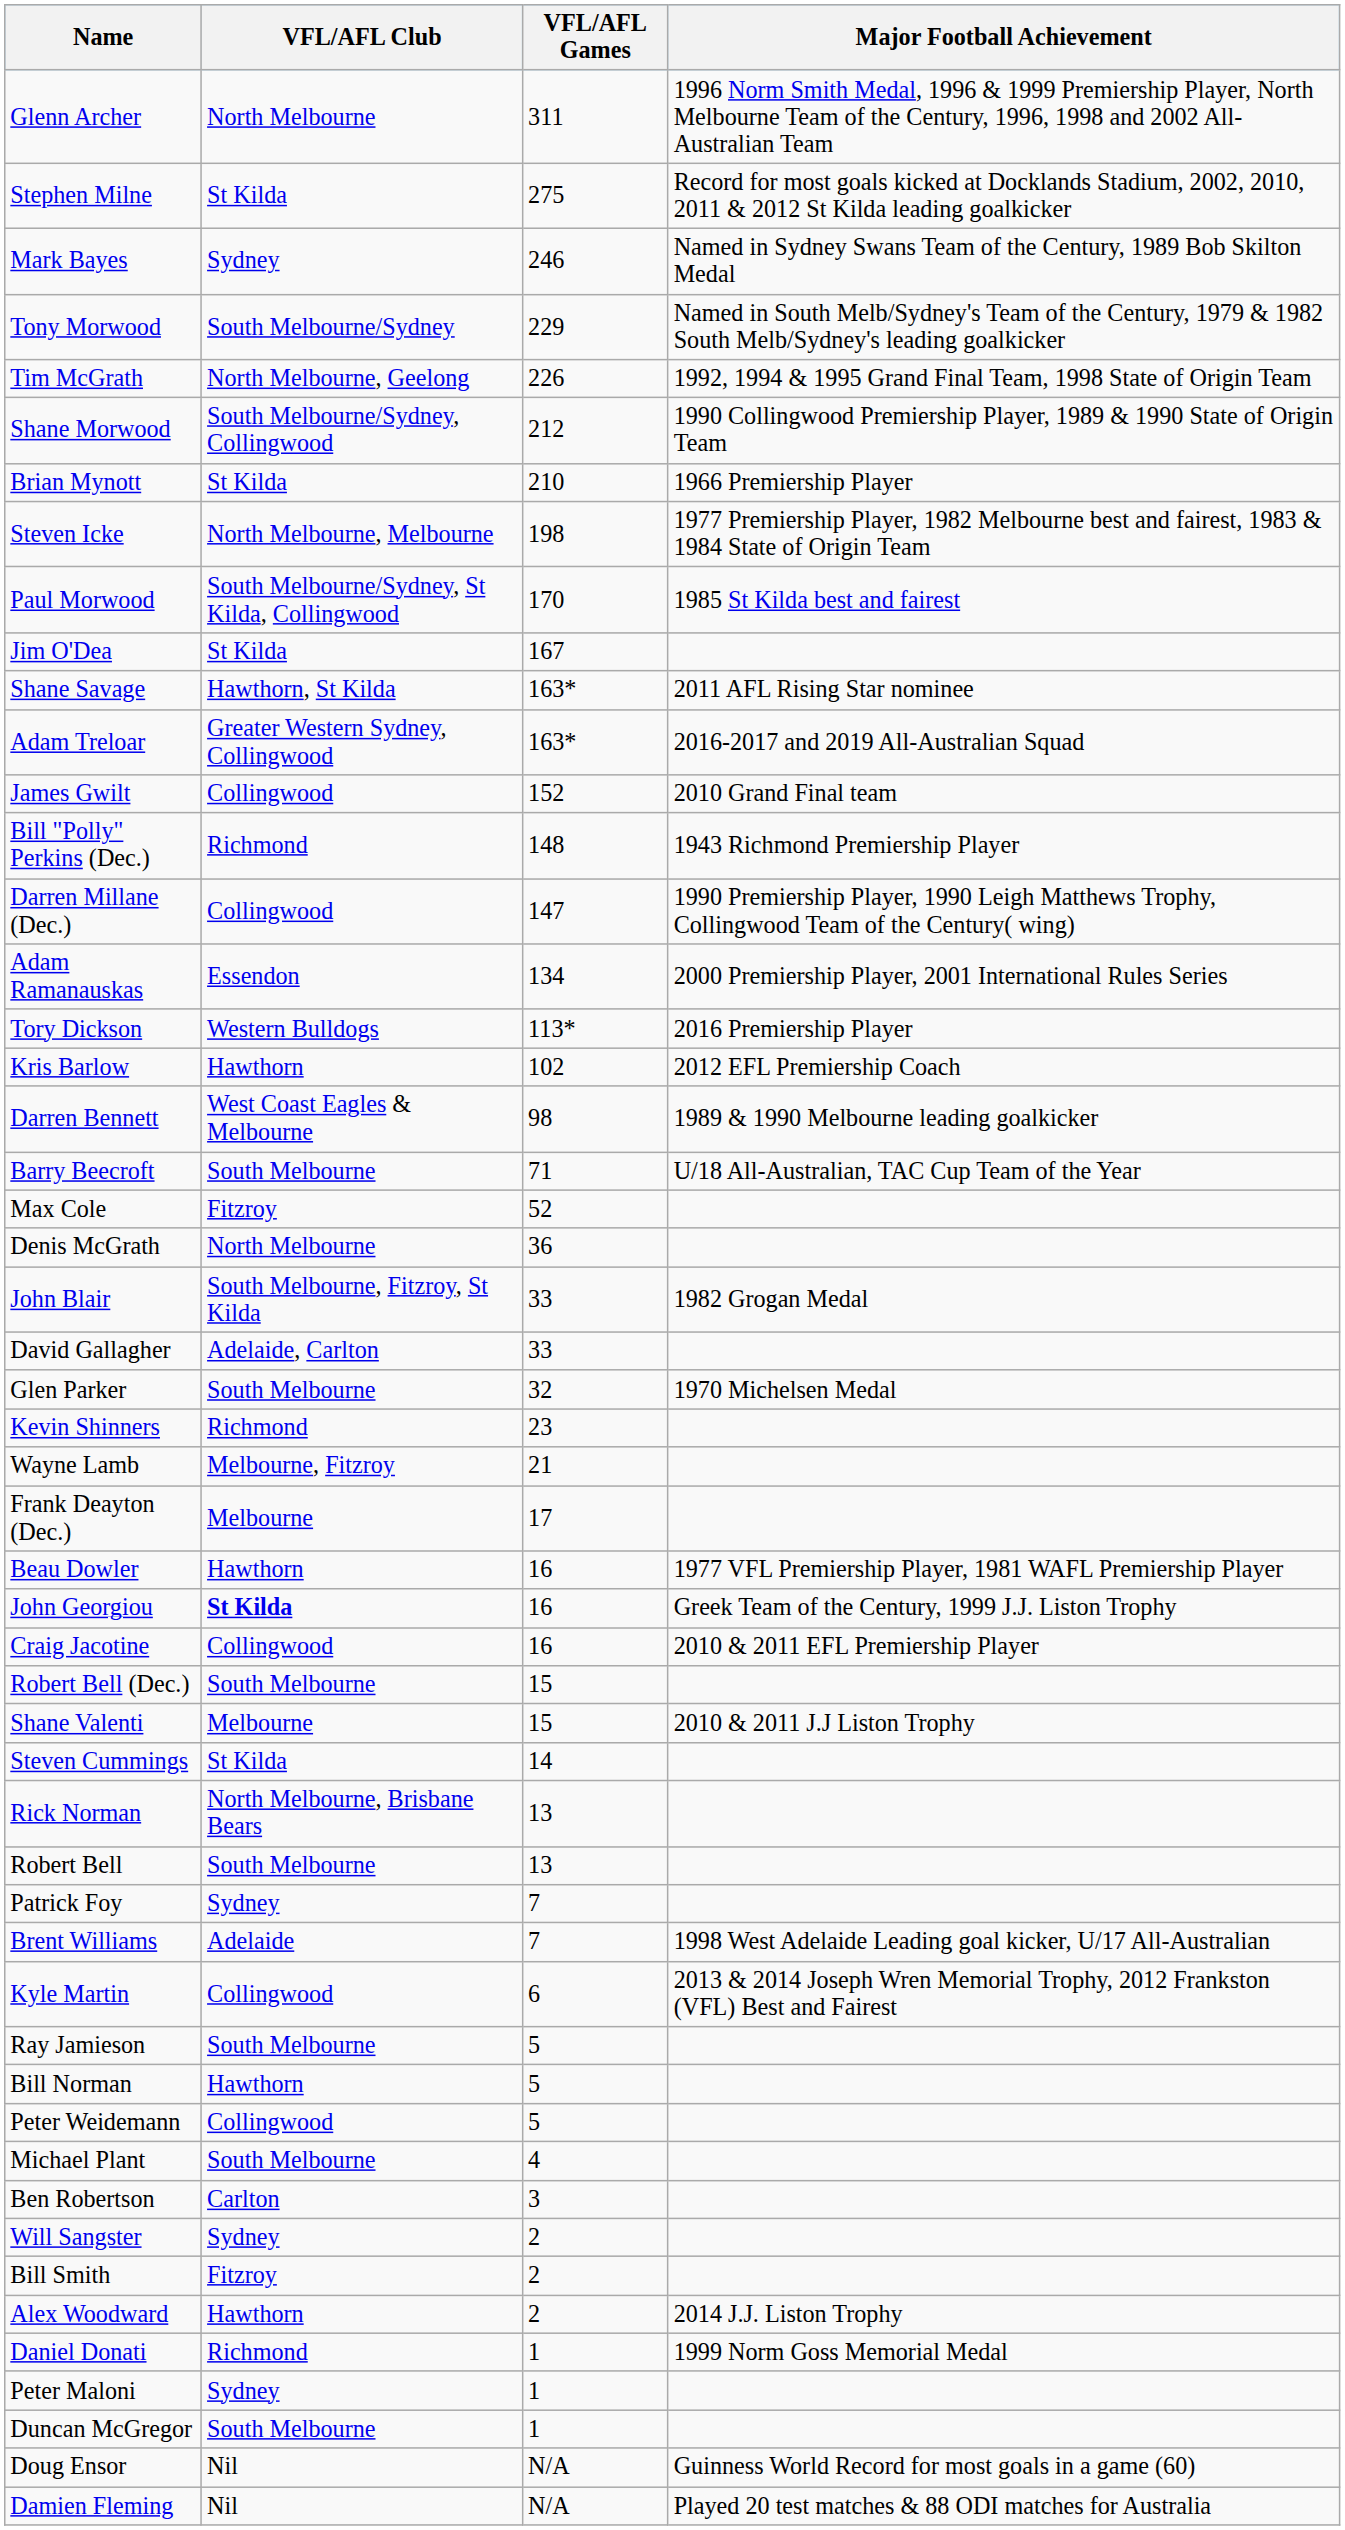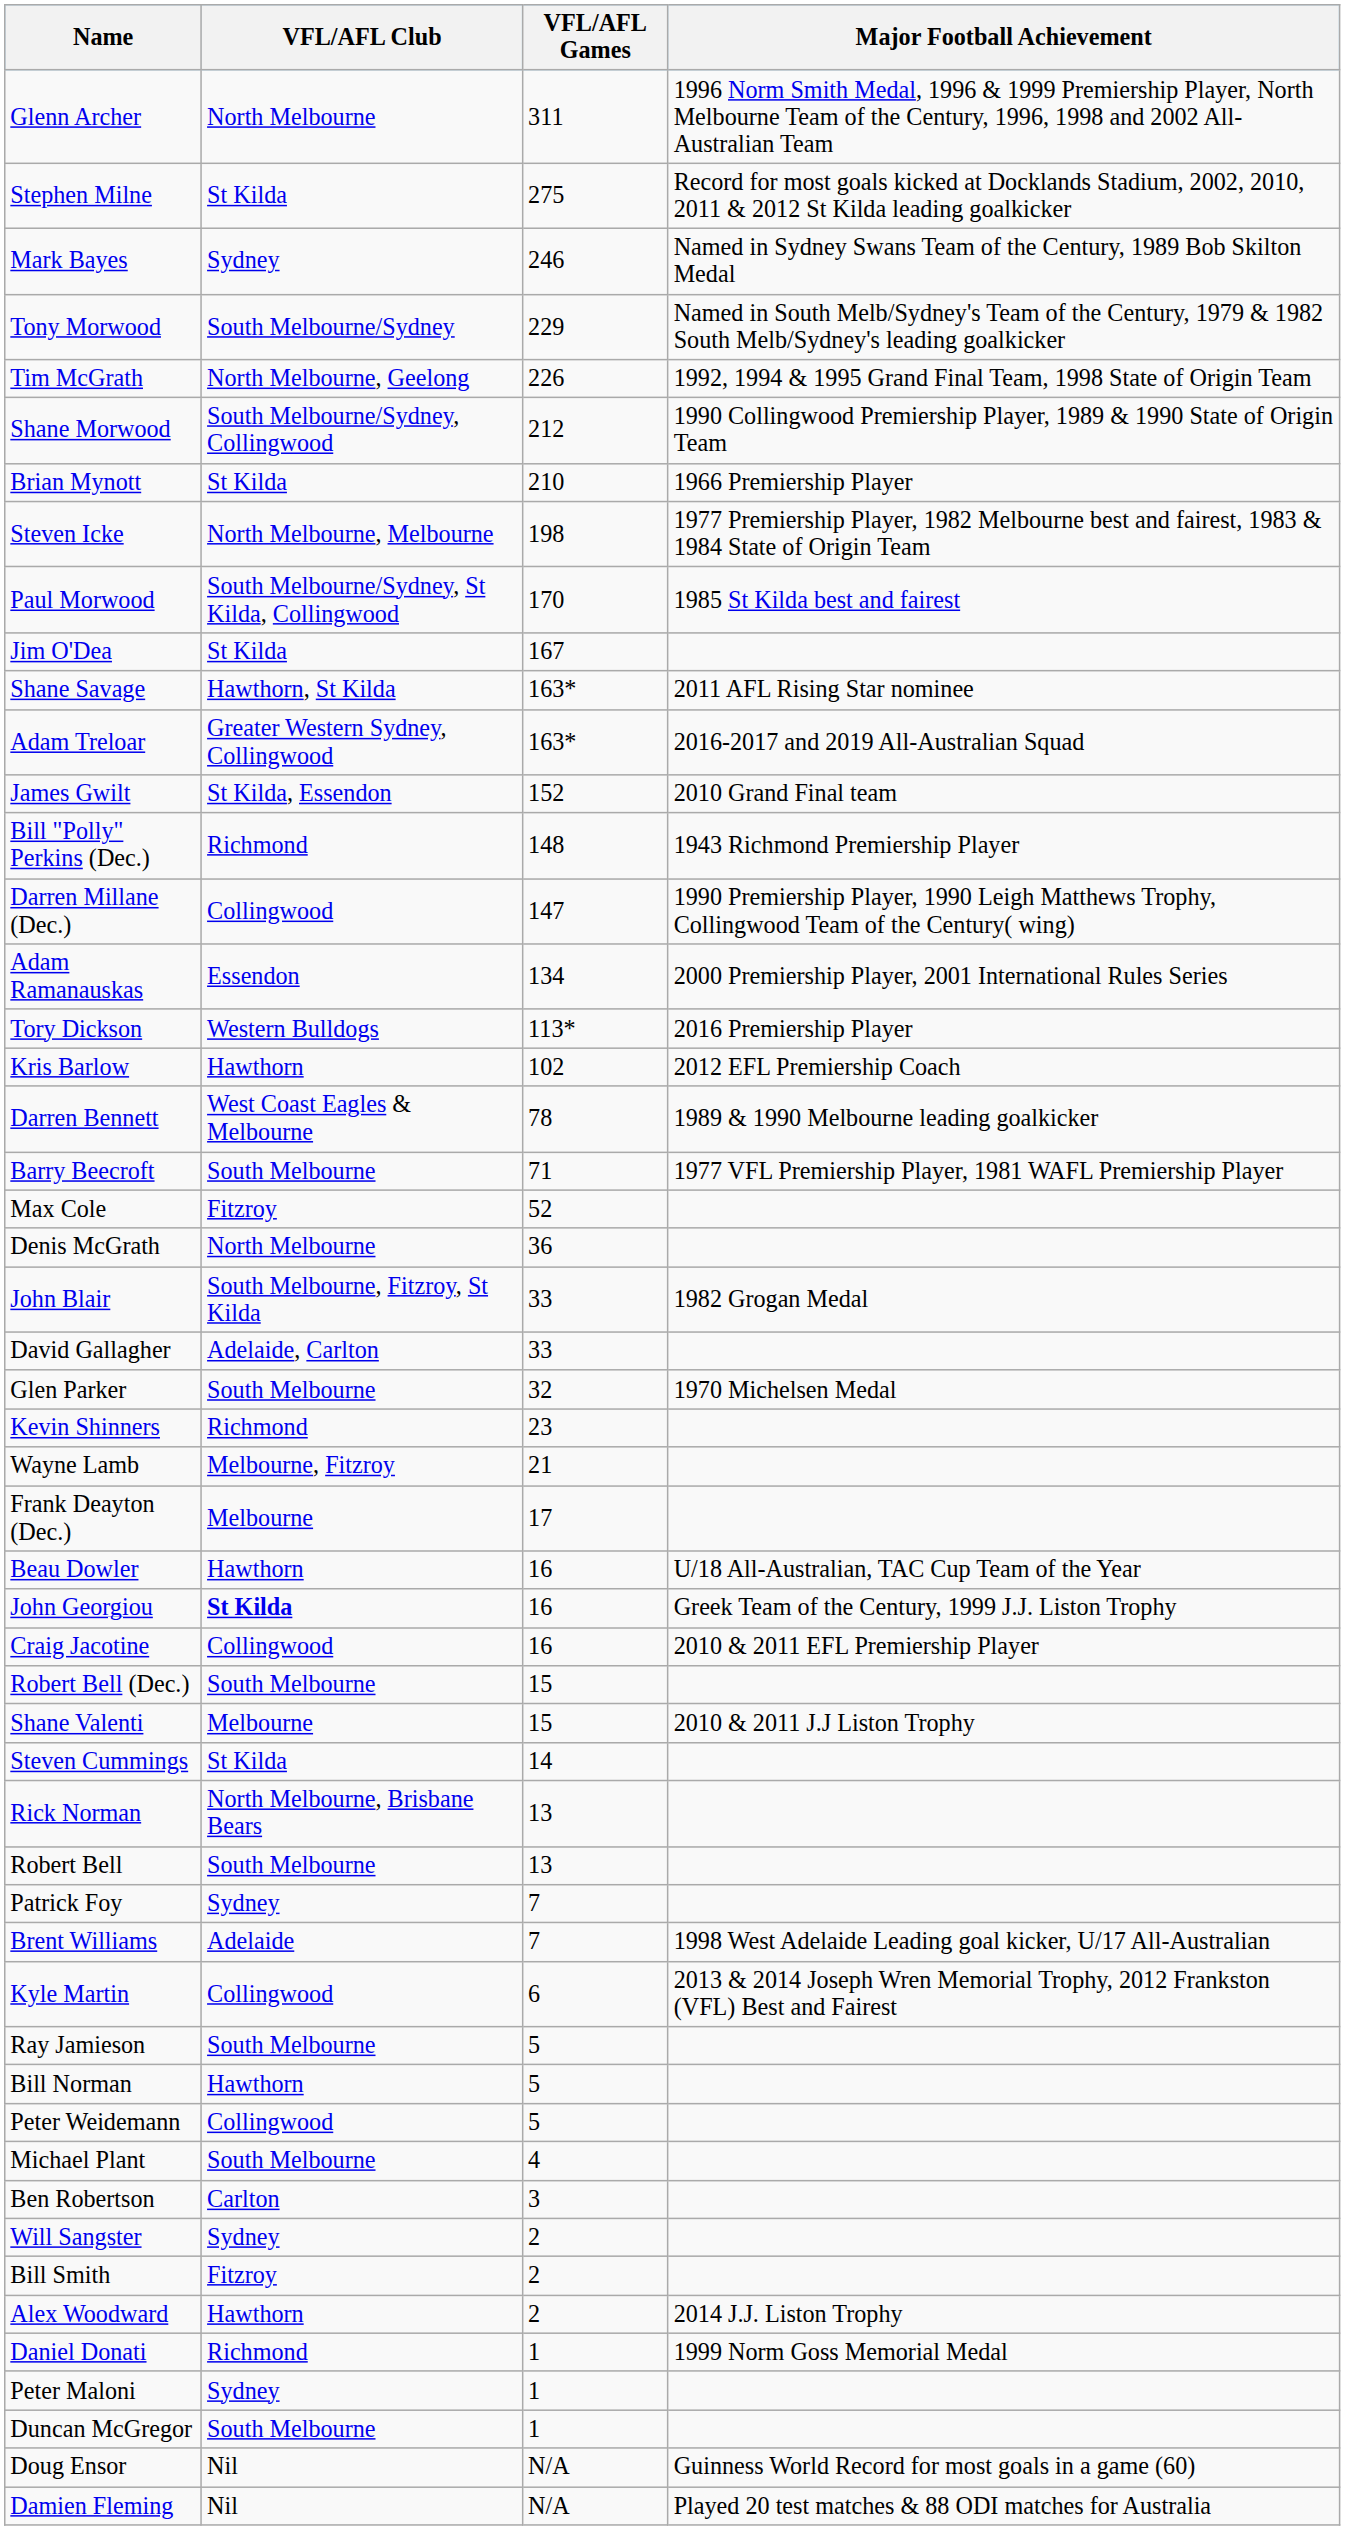(270, 793) Collingwood -> (299, 793) St Kilda, Essendon
(540, 1118) 98 -> (540, 1118) 78
(907, 1170) U/18 All-Australian, TAC Cup Team of the Year -> (978, 1170) 1977 VFL Premiership Player, 1981 WAFL Premiership Player
(978, 1569) 1977 VFL Premiership Player, 1981 WAFL Premiership Player -> (907, 1569) U/18 All-Australian, TAC Cup Team of the Year
